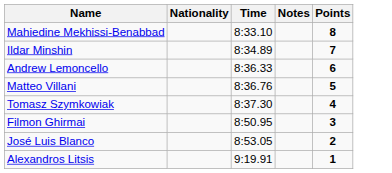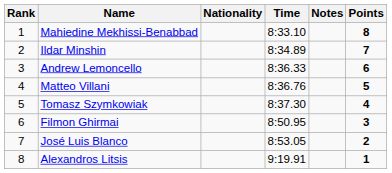+ column: (21, 13)
